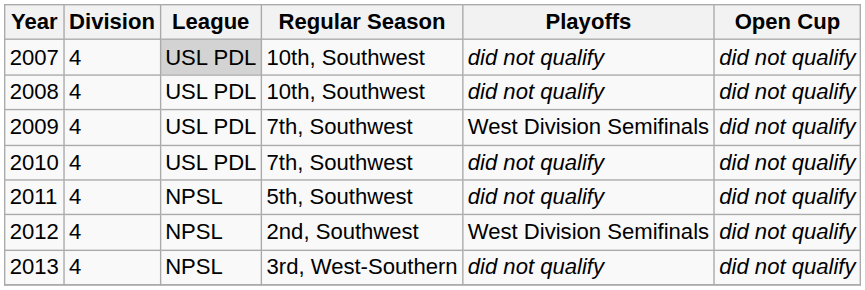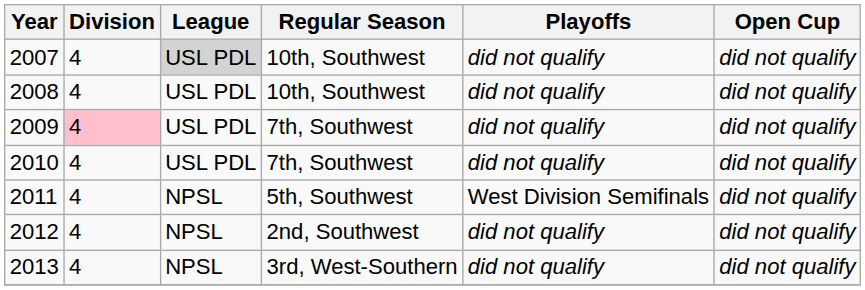(75, 127) no background -> (75, 127) pink background
(588, 127) West Division Semifinals -> (536, 127) did not qualify
(536, 197) did not qualify -> (588, 197) West Division Semifinals
(588, 232) West Division Semifinals -> (536, 232) did not qualify
